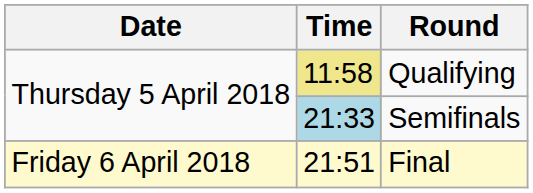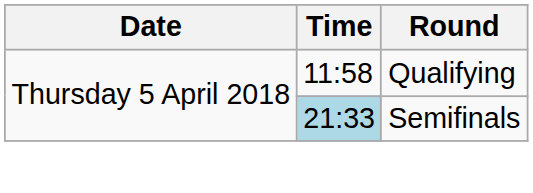(338, 72) khaki background -> (338, 72) no background
- row: (419, 163)
